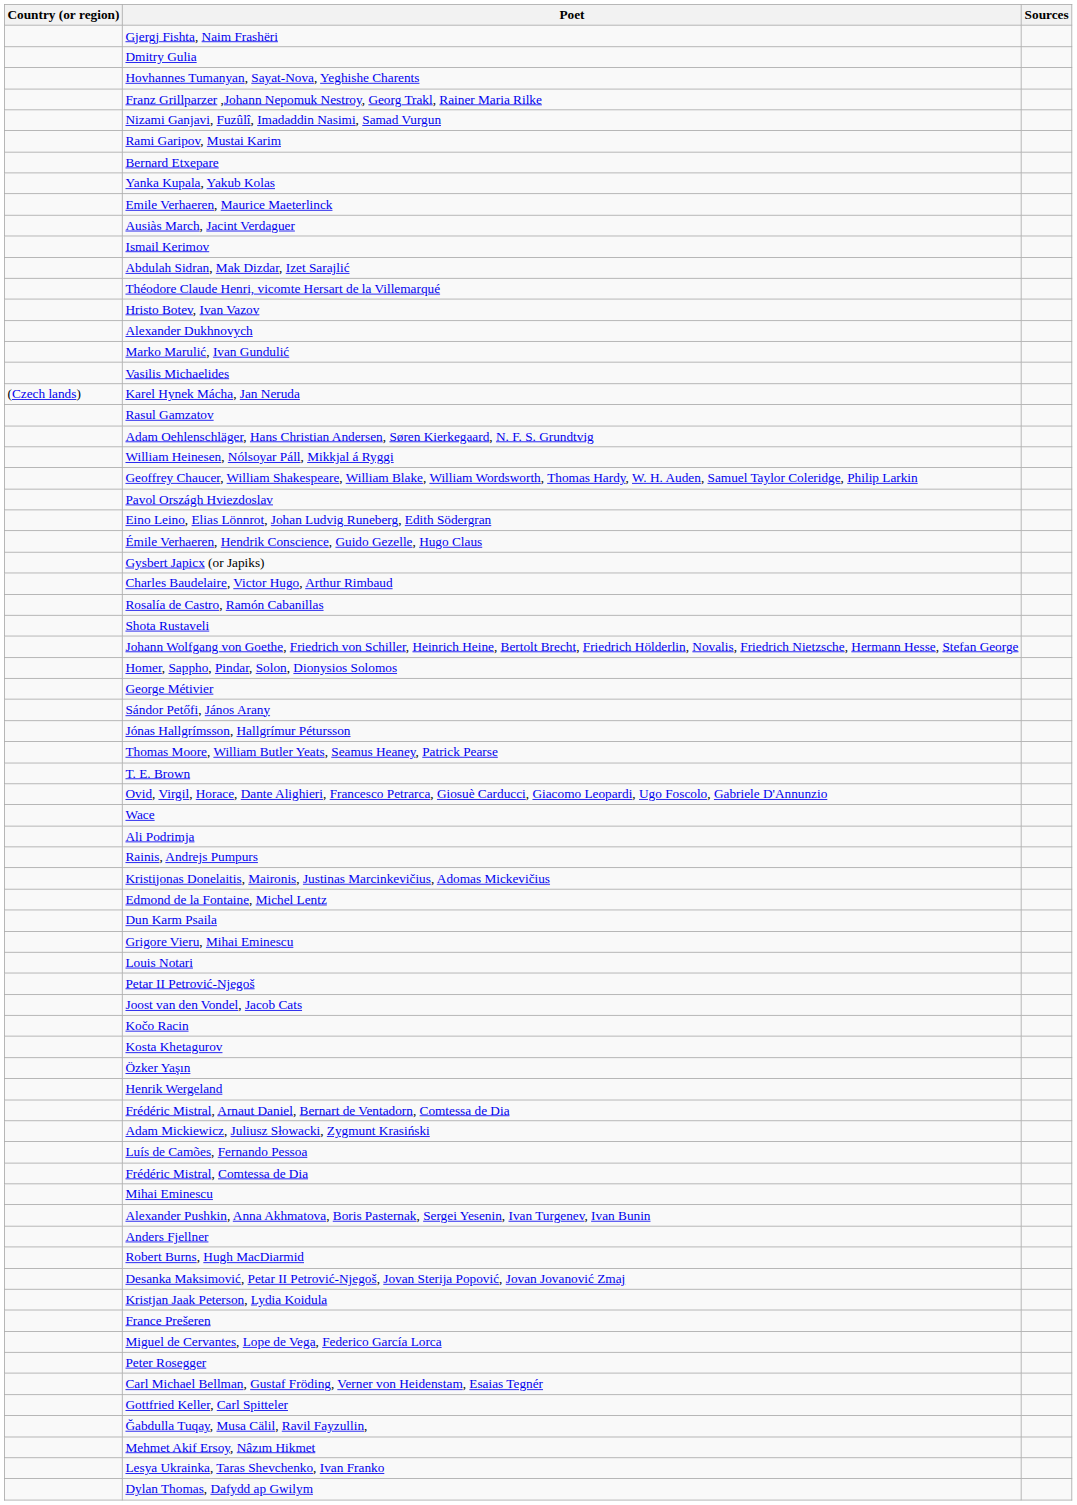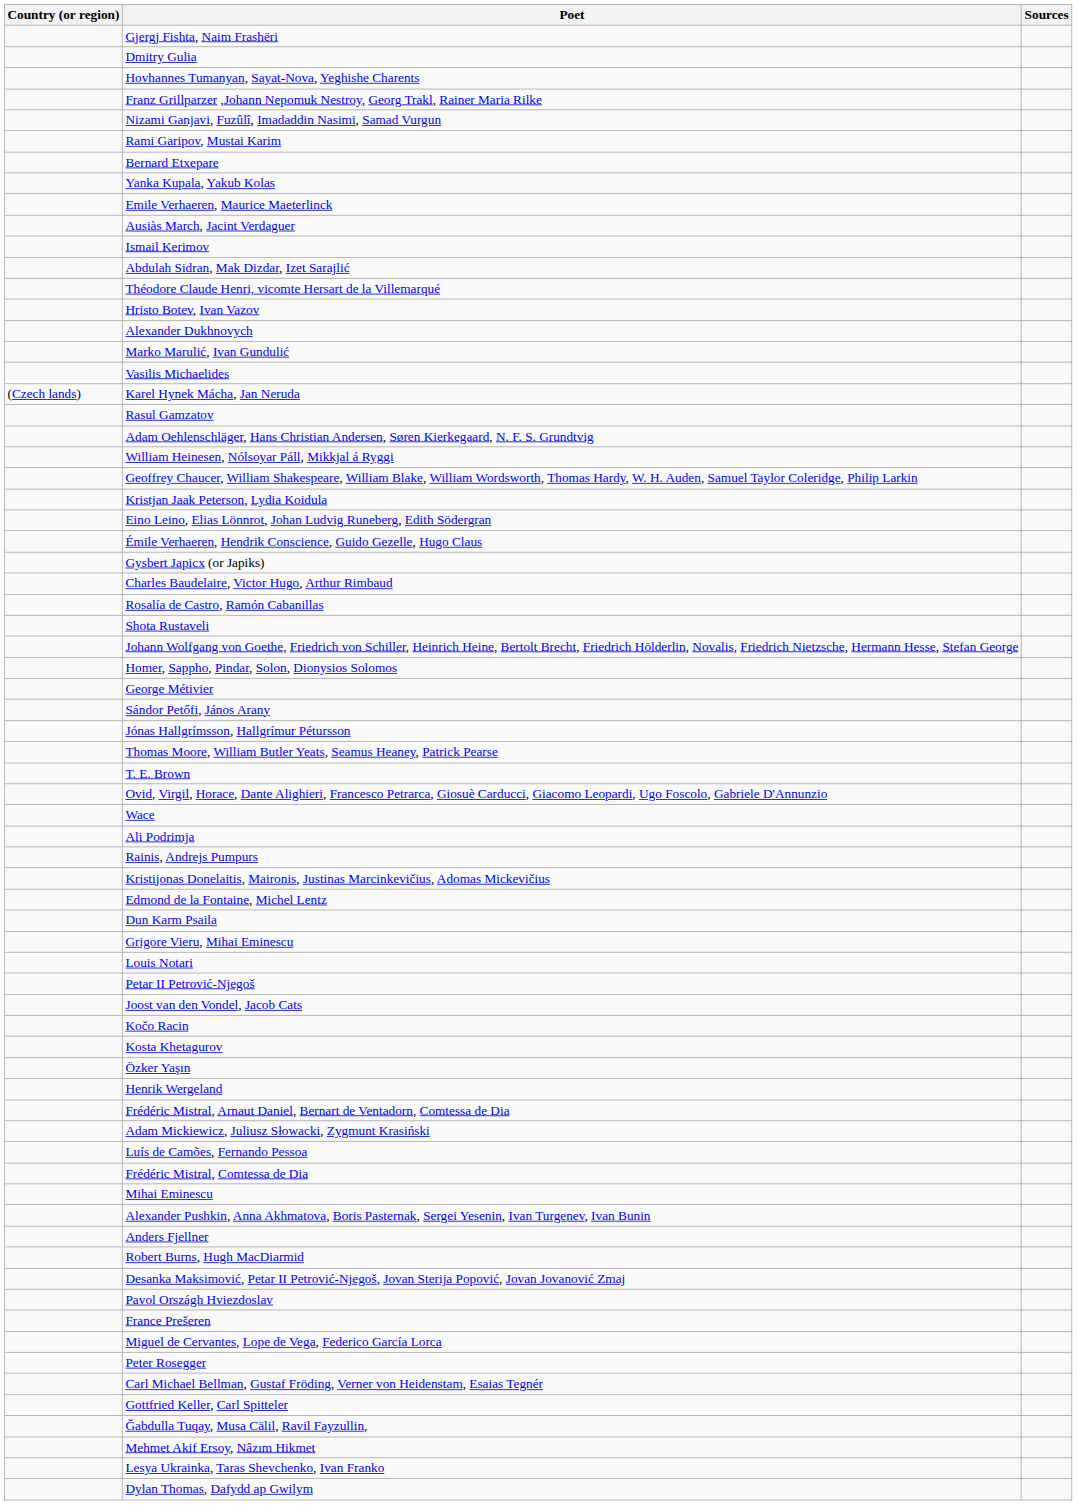rows swapped: (226, 1299) <-> (199, 499)
